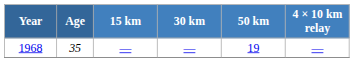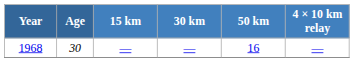(75, 48) 35 -> (75, 48) 30
(253, 48) 19 -> (253, 48) 16
